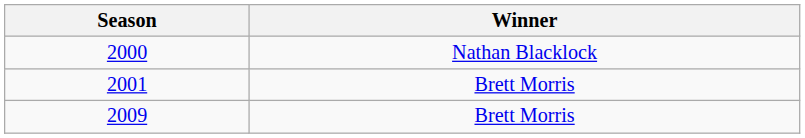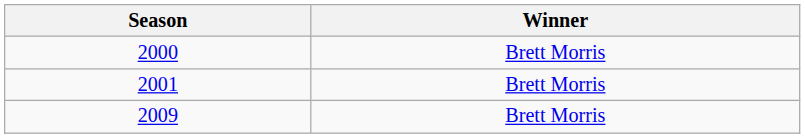(525, 52) Nathan Blacklock -> (555, 52) Brett Morris
